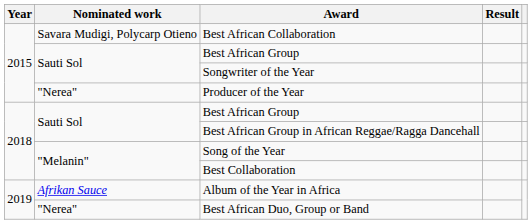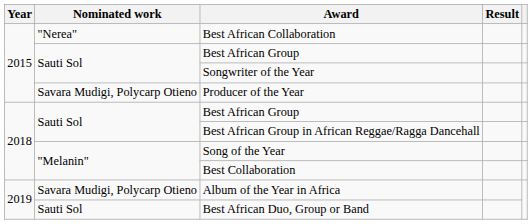(117, 33) Savara Mudigi, Polycarp Otieno -> (57, 33) "Nerea"
(57, 92) "Nerea" -> (117, 92) Savara Mudigi, Polycarp Otieno
(72, 190) Afrikan Sauce -> (117, 190) Savara Mudigi, Polycarp Otieno
(57, 209) "Nerea" -> (60, 209) Sauti Sol
